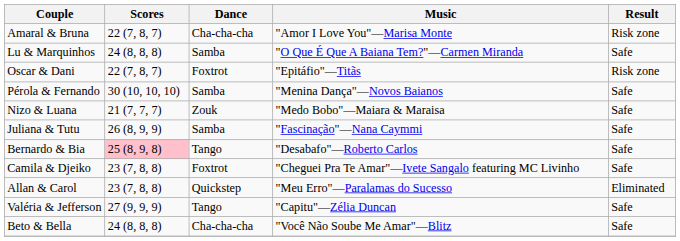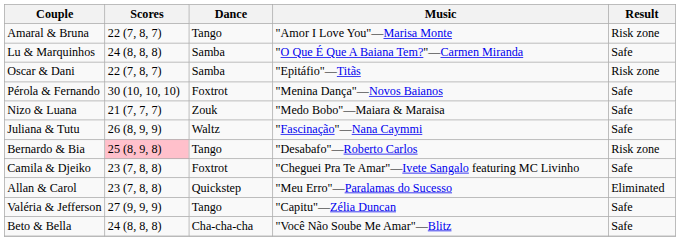(222, 33) Cha-cha-cha -> (207, 33) Tango
(210, 71) Foxtrot -> (208, 71) Samba
(208, 91) Samba -> (210, 91) Foxtrot
(208, 129) Samba -> (206, 129) Waltz
(622, 149) Safe -> (635, 149) Risk zone
